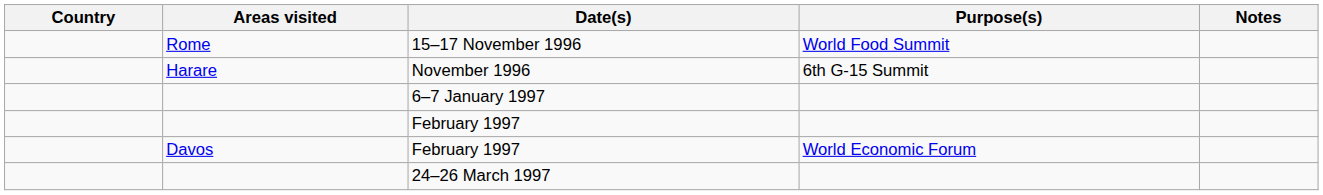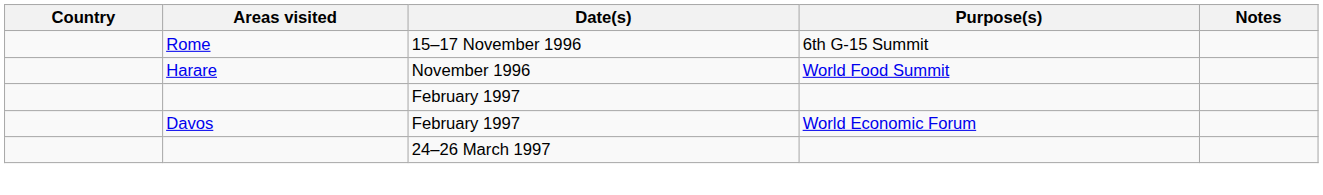(876, 44) World Food Summit -> (866, 44) 6th G-15 Summit
(866, 70) 6th G-15 Summit -> (876, 70) World Food Summit
- row: (285, 97)
